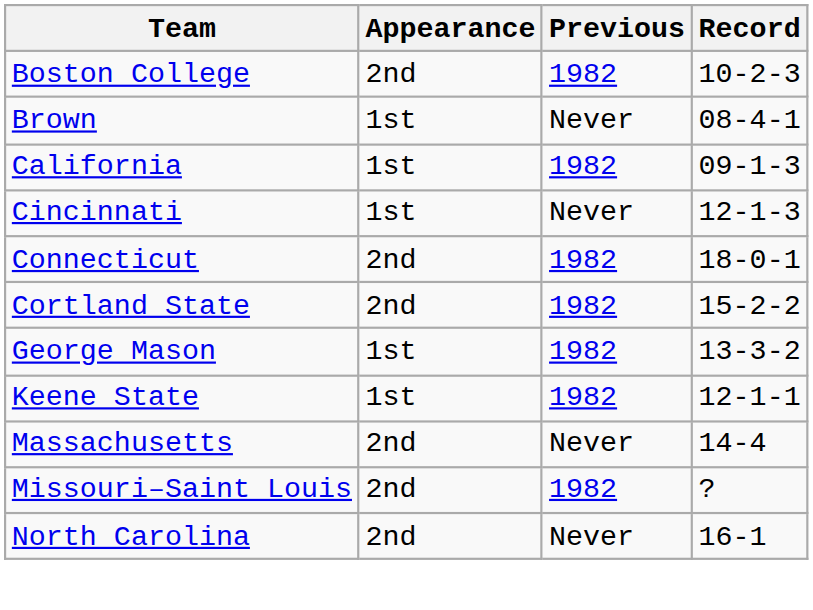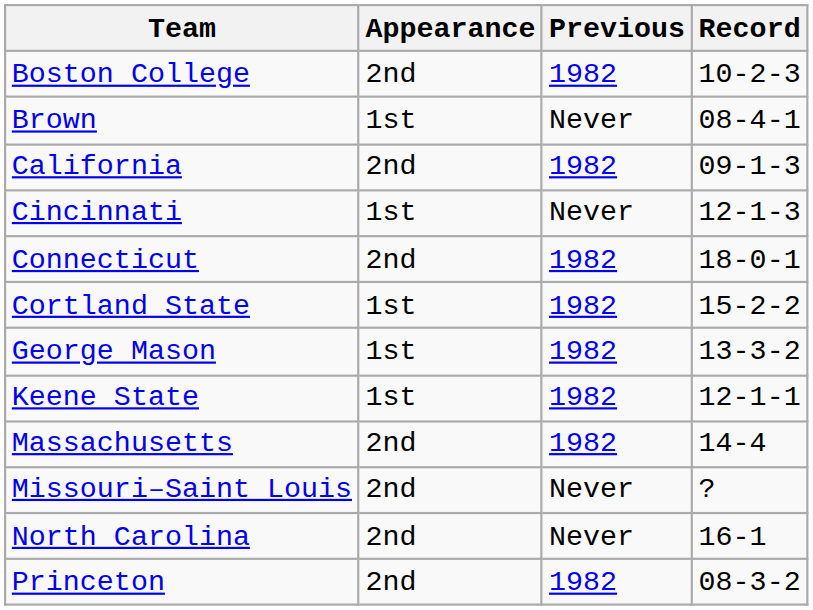(391, 167) 1st -> (391, 167) 2nd
(391, 305) 2nd -> (391, 305) 1st
(592, 444) Never -> (583, 444) 1982
(583, 490) 1982 -> (592, 490) Never
+ row: (88, 582)
